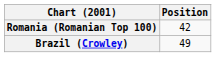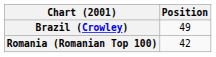rows swapped: (82, 44) <-> (82, 28)
